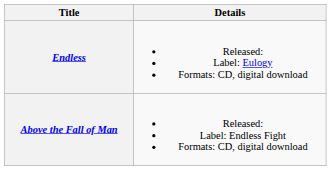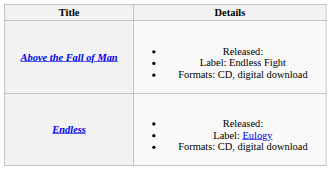rows swapped: (69, 129) <-> (69, 57)
